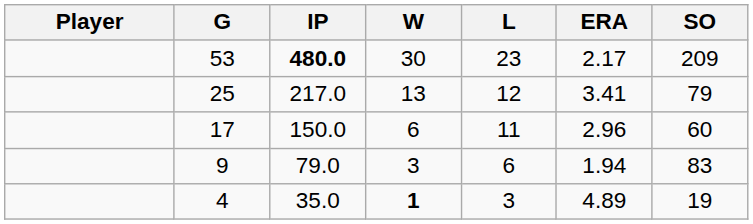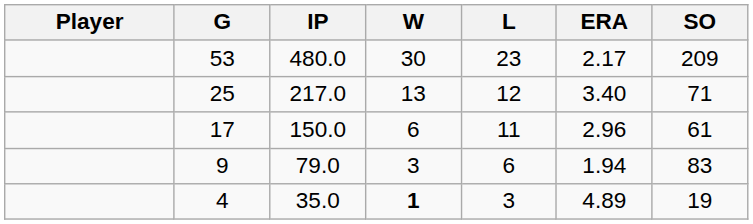(318, 58) bold -> (318, 58) normal
(604, 93) 3.41 -> (604, 93) 3.40
(700, 93) 79 -> (700, 93) 71
(700, 129) 60 -> (700, 129) 61
